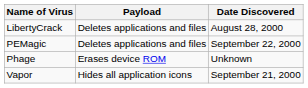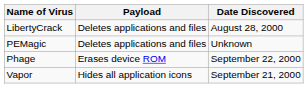(256, 43) September 22, 2000 -> (231, 43) Unknown
(231, 59) Unknown -> (256, 59) September 22, 2000
